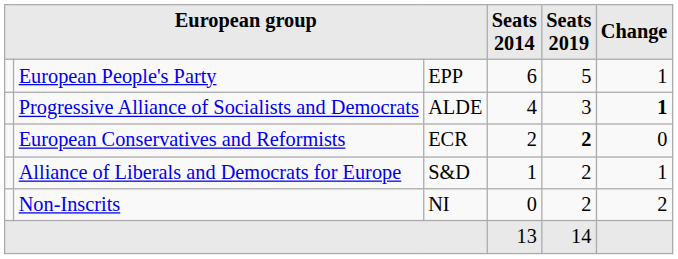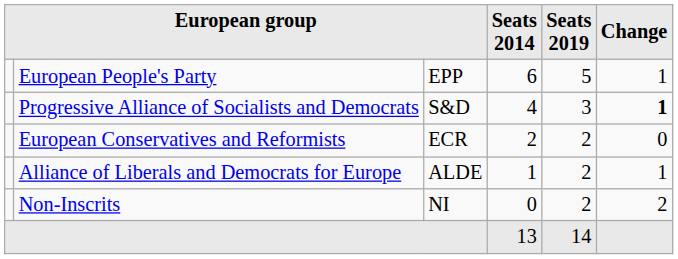(455, 107) ALDE -> (449, 107) S&D
(586, 140) bold -> (586, 140) normal
(449, 172) S&D -> (455, 172) ALDE
